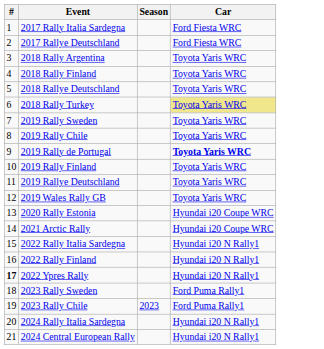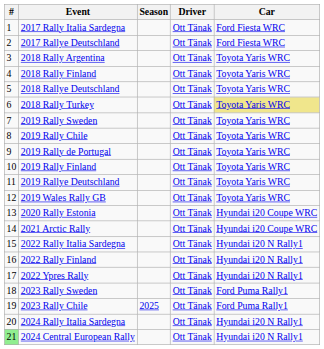+ column: (192, 12)
(212, 151) bold -> (253, 151) normal
(11, 275) bold -> (11, 275) normal
(149, 306) 2023 -> (149, 306) 2025
(11, 337) no background -> (11, 337) lightgreen background
